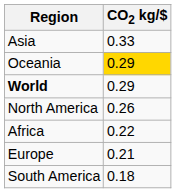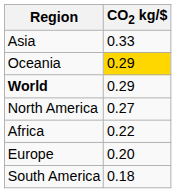(121, 108) 0.26 -> (121, 108) 0.27
(121, 154) 0.21 -> (121, 154) 0.20
